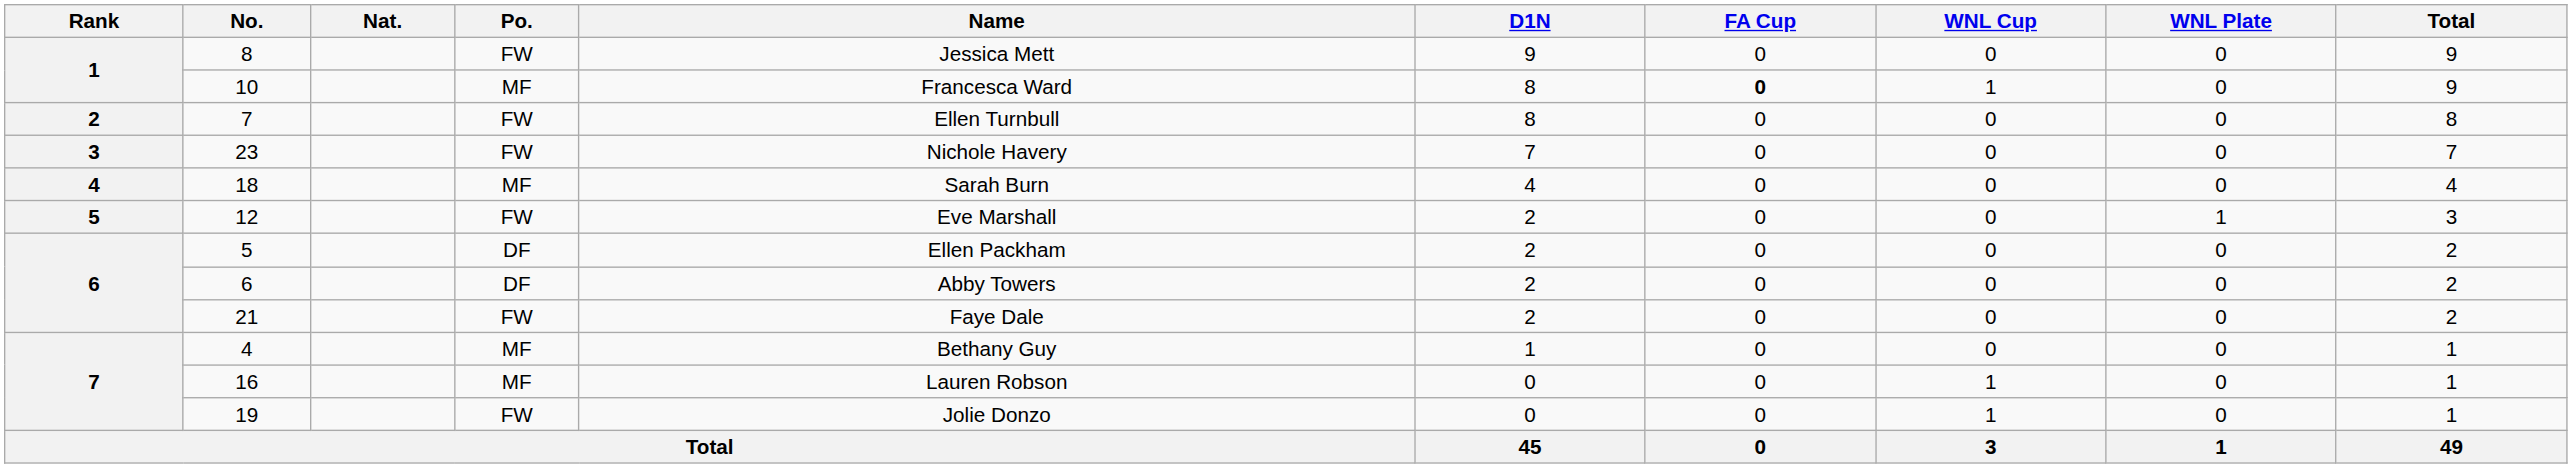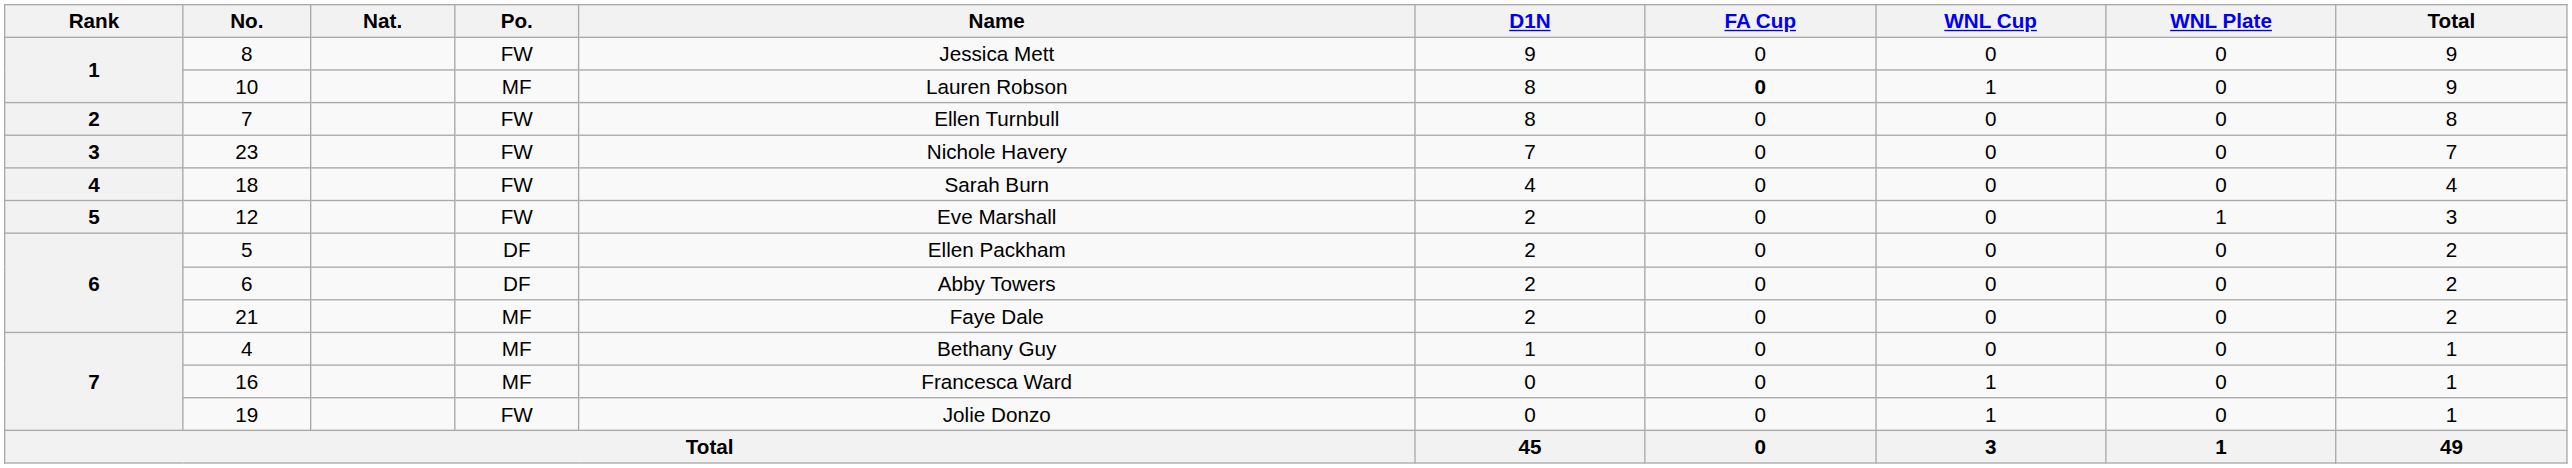(997, 87) Francesca Ward -> (997, 87) Lauren Robson
(517, 185) MF -> (517, 185) FW
(517, 316) FW -> (517, 316) MF
(997, 381) Lauren Robson -> (997, 381) Francesca Ward
